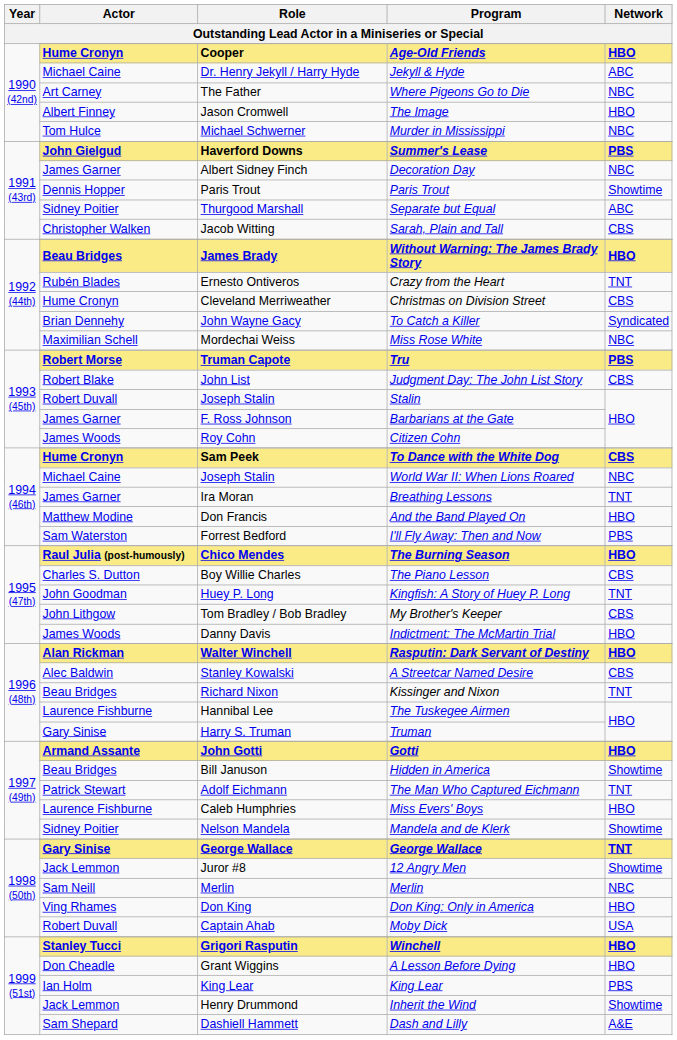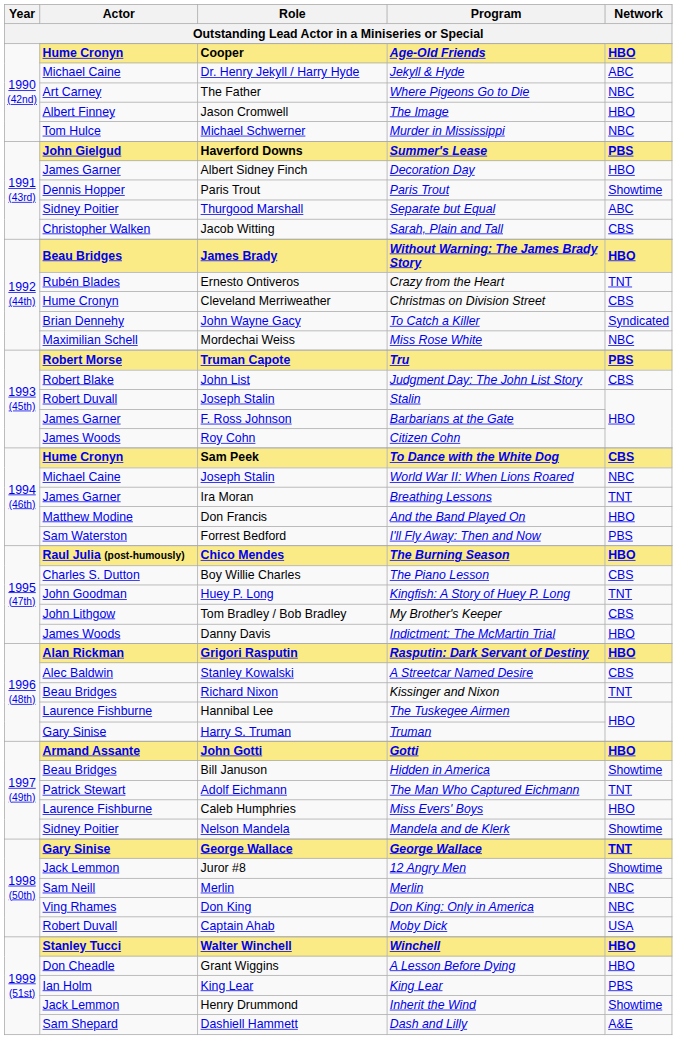(621, 170) NBC -> (622, 170) HBO
(246, 653) Walter Winchell -> (249, 653) Grigori Rasputin
(622, 907) HBO -> (621, 907) NBC
(249, 946) Grigori Rasputin -> (246, 946) Walter Winchell
